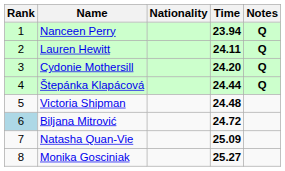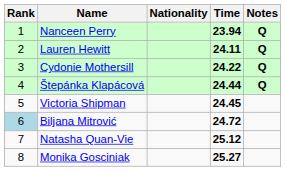(227, 67) 24.20 -> (227, 67) 24.22
(227, 103) 24.48 -> (227, 103) 24.45
(227, 139) 25.09 -> (227, 139) 25.12
